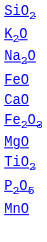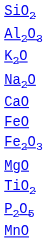+ row: (23, 35)
rows swapped: (17, 100) <-> (17, 80)
